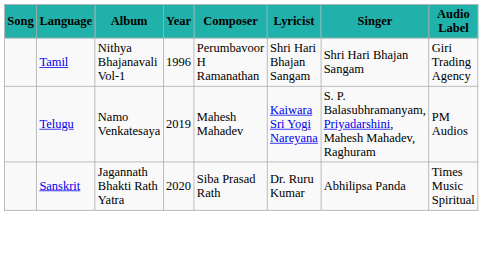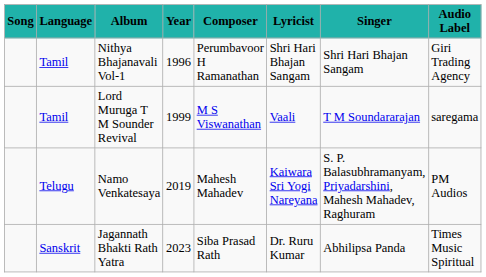+ row: (126, 117)
(179, 186) 2020 -> (178, 248) 2023
